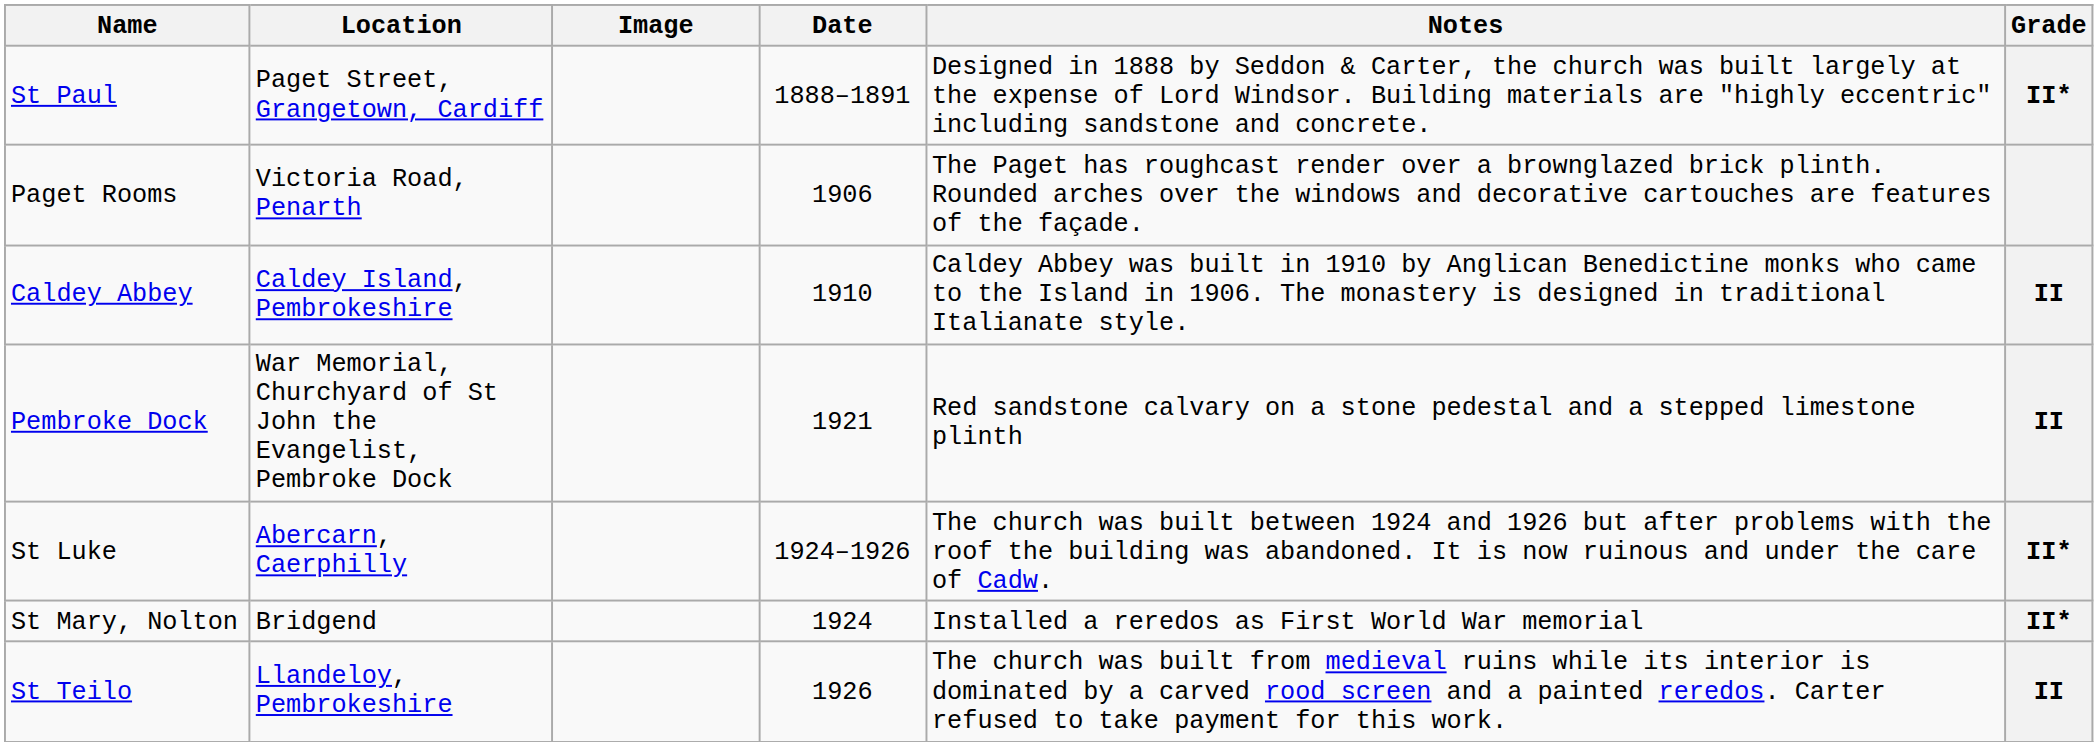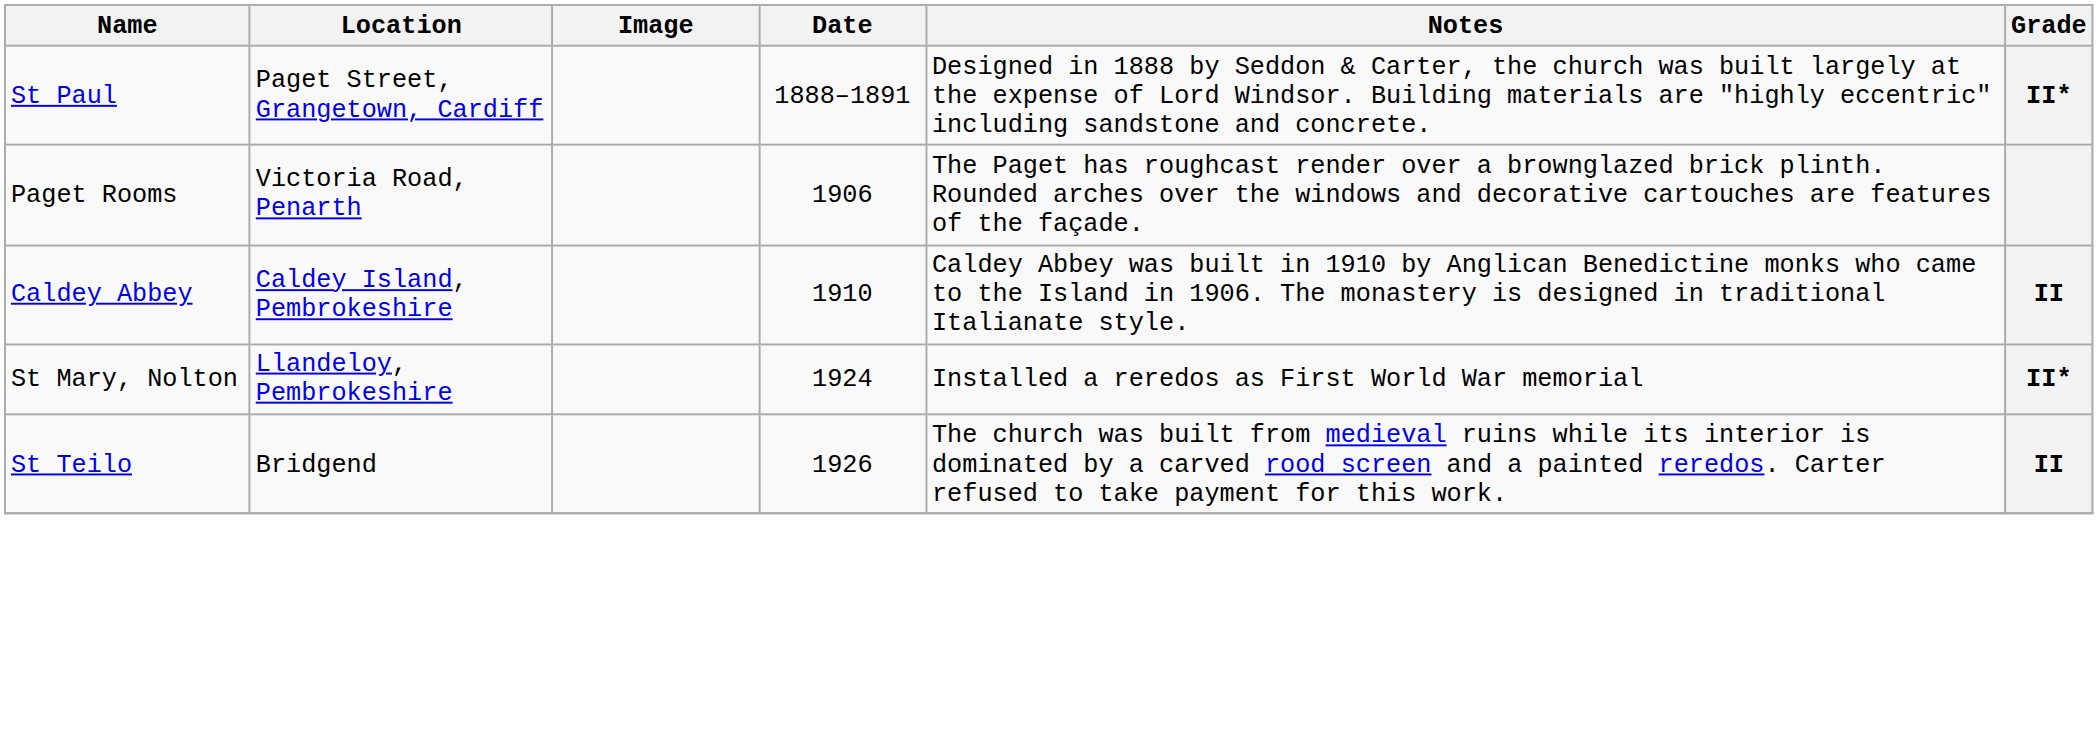- row: (109, 423)
- row: (64, 551)
(316, 621) Bridgend -> (354, 379) Llandeloy, Pembrokeshire
(354, 692) Llandeloy, Pembrokeshire -> (316, 464) Bridgend
